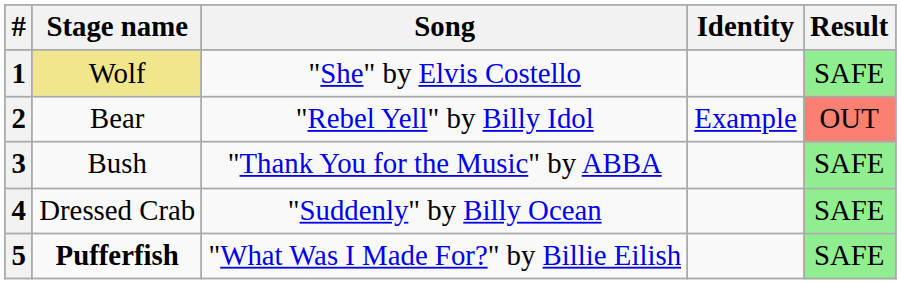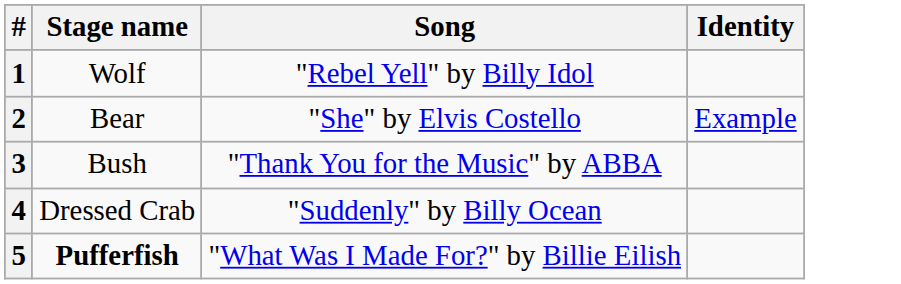- column: (849, 27)
(117, 73) khaki background -> (117, 73) no background
(445, 73) "She" by Elvis Costello -> (445, 73) "Rebel Yell" by Billy Idol
(445, 118) "Rebel Yell" by Billy Idol -> (445, 118) "She" by Elvis Costello
